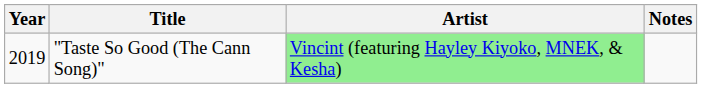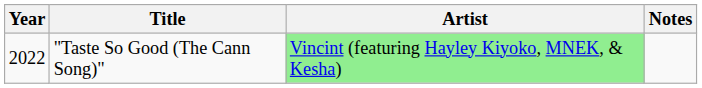(27, 58) 2019 -> (27, 58) 2022
